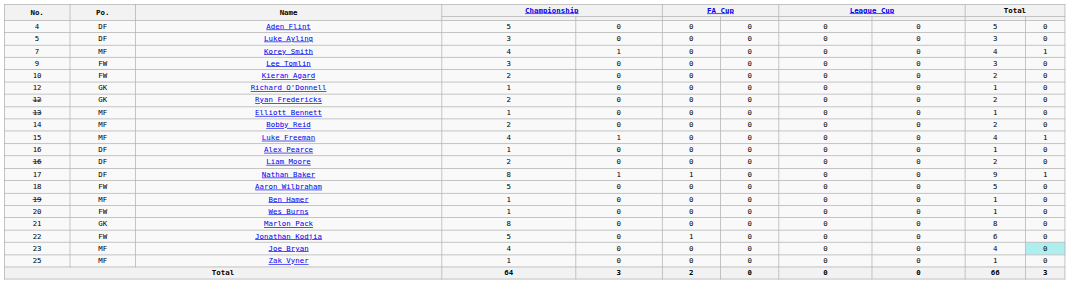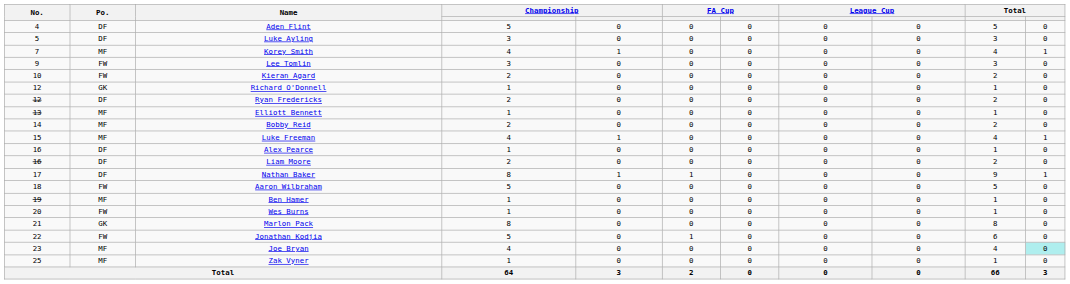(103, 100) GK -> (103, 100) DF
